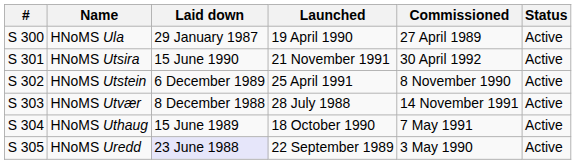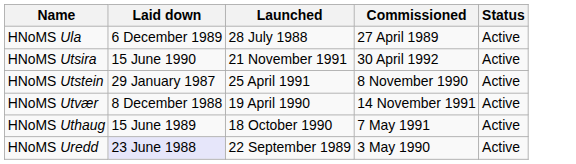- column: (26, 15)
(206, 37) 29 January 1987 -> (167, 37) 6 December 1989
(312, 37) 19 April 1990 -> (268, 37) 28 July 1988
(210, 81) 6 December 1989 -> (163, 81) 29 January 1987
(311, 103) 28 July 1988 -> (269, 103) 19 April 1990
